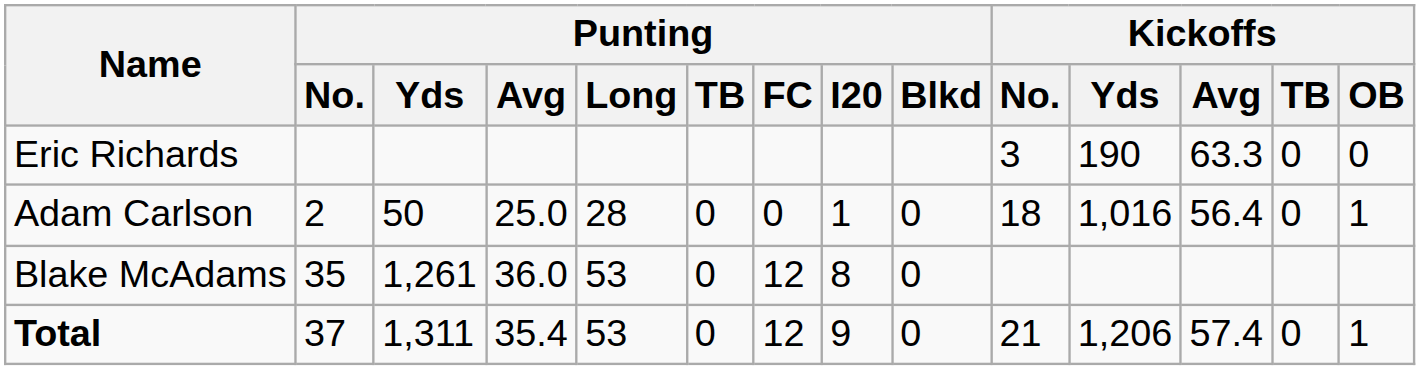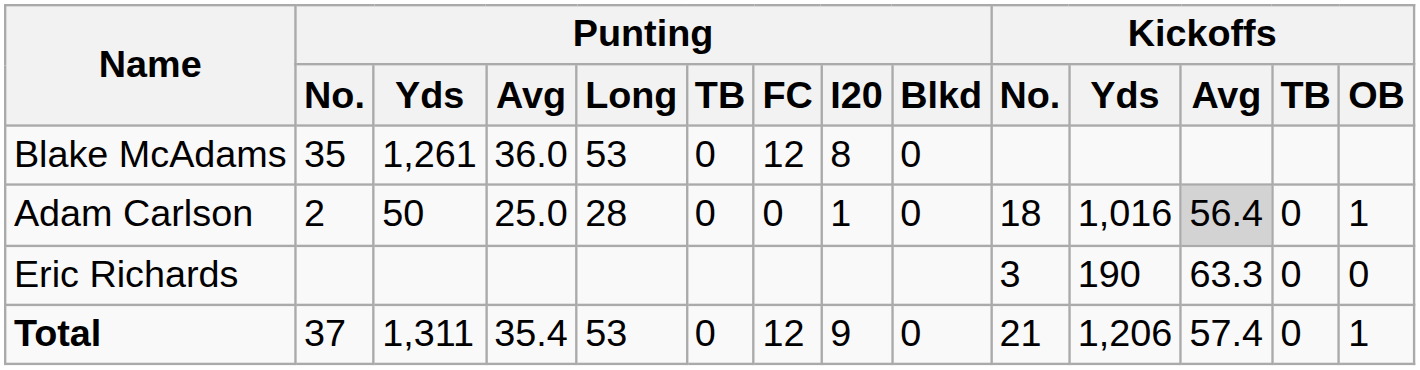rows swapped: (150, 273) <-> (126, 154)
(1226, 214) no background -> (1226, 214) lightgrey background
